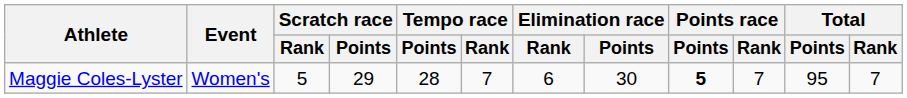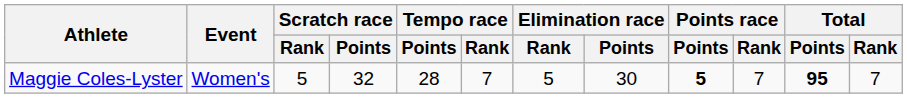(364, 78) 29 -> (364, 78) 32
(549, 78) 6 -> (549, 78) 5
(817, 78) normal -> (817, 78) bold
